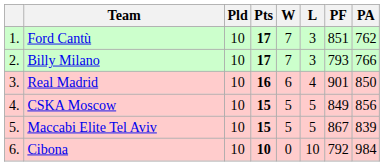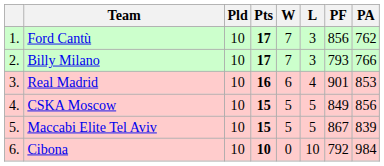(338, 37) 851 -> (338, 37) 856
(366, 82) 850 -> (366, 82) 853
